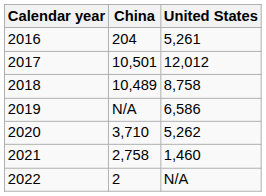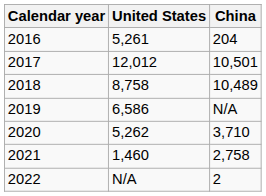columns swapped: (211, 16) <-> (135, 16)
